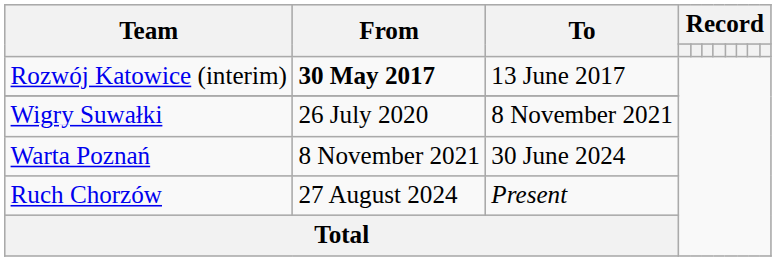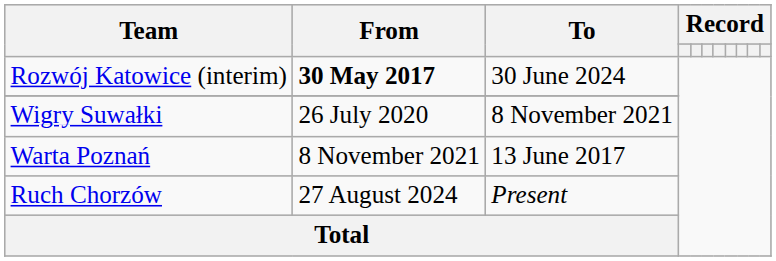(558, 75) 13 June 2017 -> (558, 75) 30 June 2024
(558, 155) 30 June 2024 -> (558, 155) 13 June 2017
